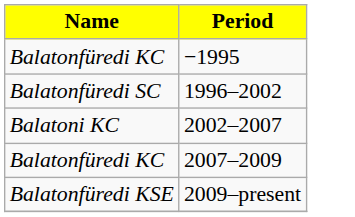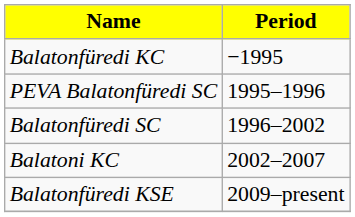+ row: (276, 90)
- row: (233, 159)
